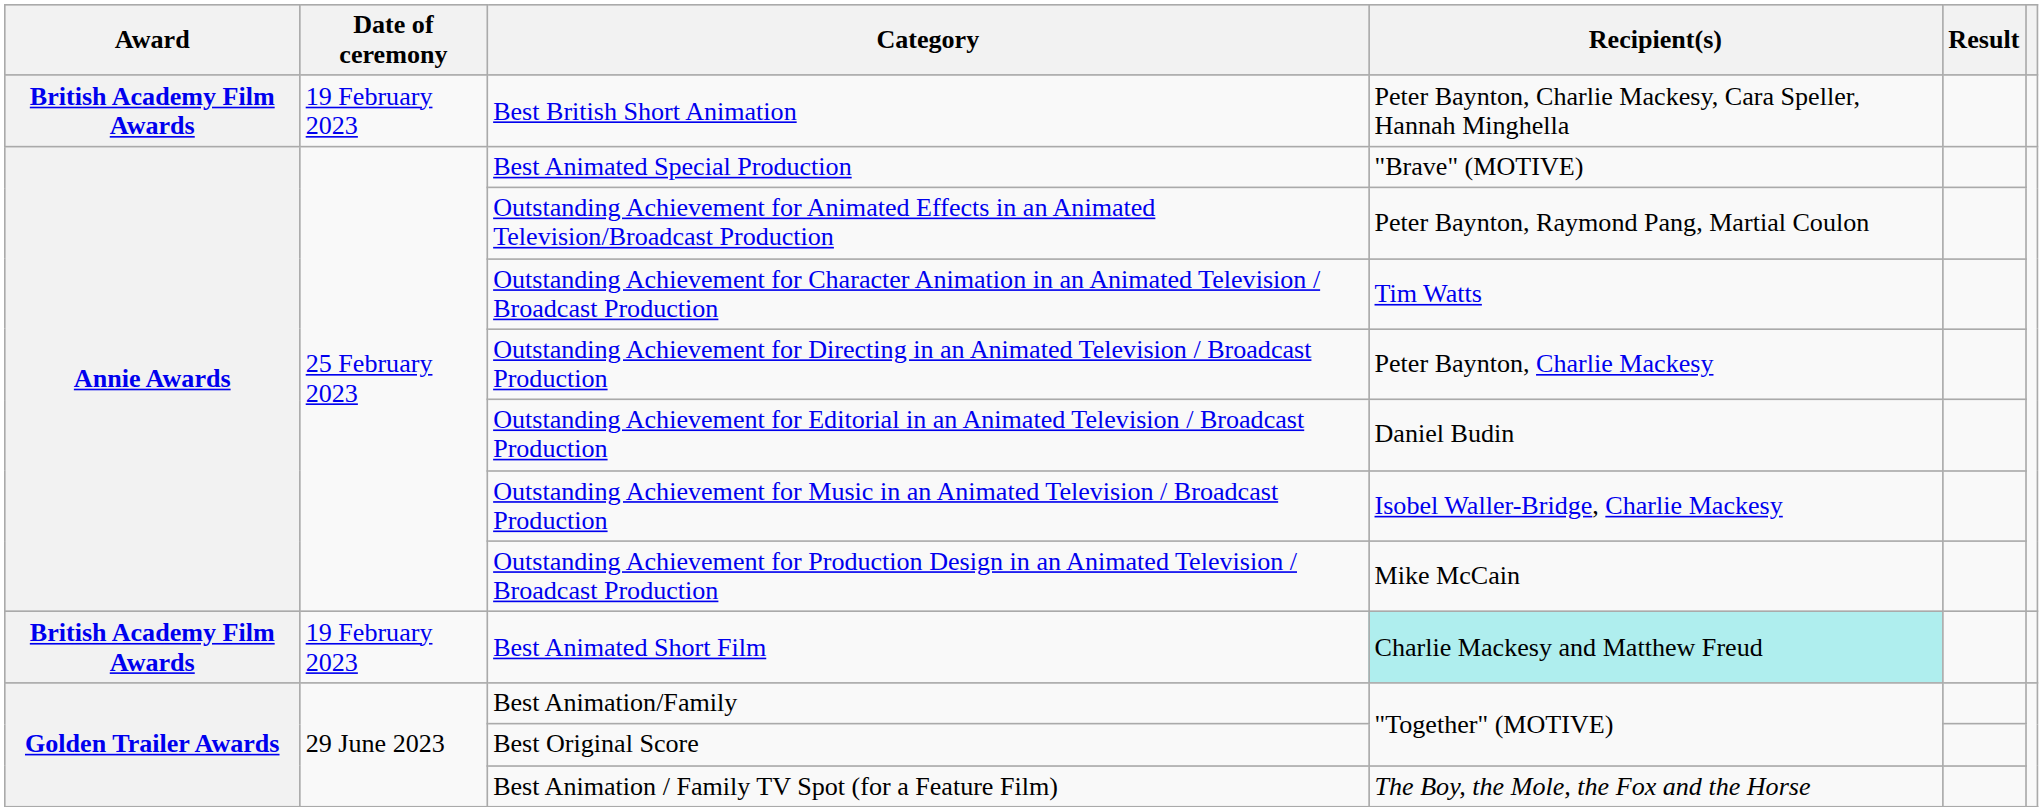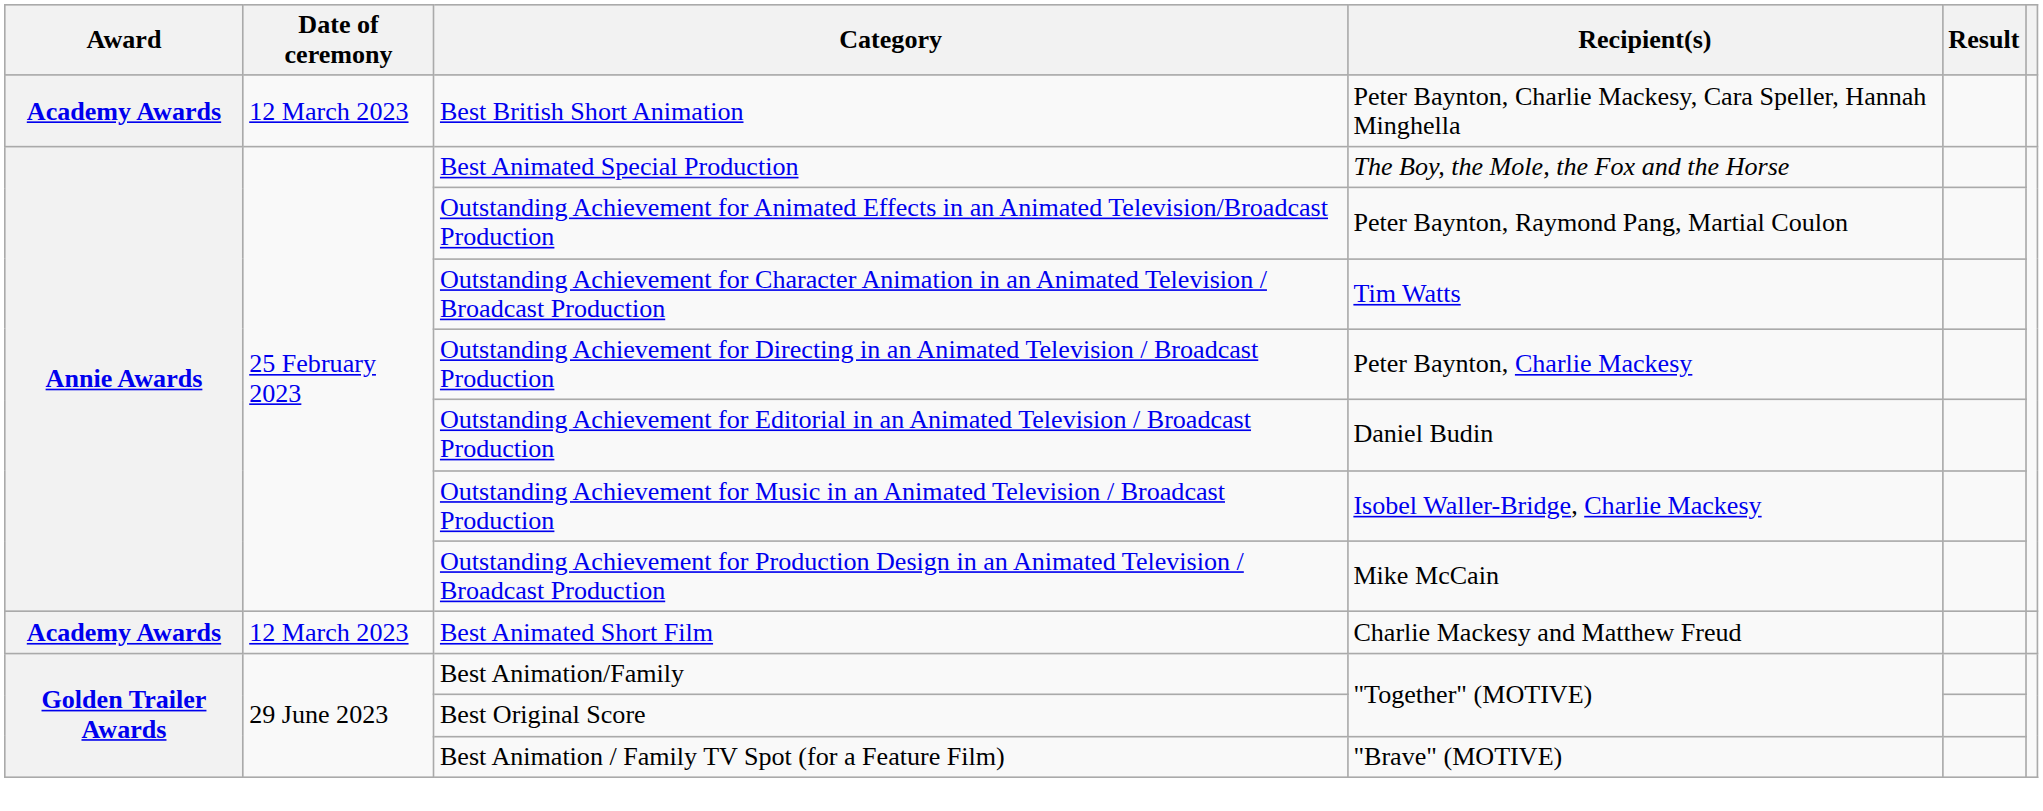(152, 110) British Academy Film Awards -> (124, 110) Academy Awards
(369, 110) 19 February 2023 -> (329, 110) 12 March 2023
(1479, 166) "Brave" (MOTIVE) -> (1571, 166) The Boy, the Mole, the Fox and the Horse
(152, 646) British Academy Film Awards -> (124, 632) Academy Awards
(369, 646) 19 February 2023 -> (329, 632) 12 March 2023
(1569, 646) paleturquoise background -> (1547, 632) no background
(1593, 785) The Boy, the Mole, the Fox and the Horse -> (1458, 756) "Brave" (MOTIVE)
